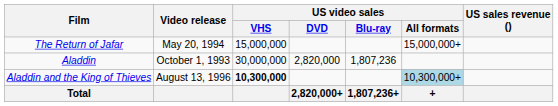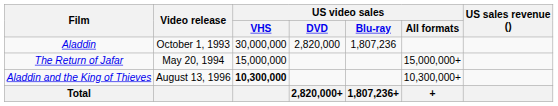rows swapped: (79, 61) <-> (79, 45)
(432, 77) lightblue background -> (432, 77) no background
